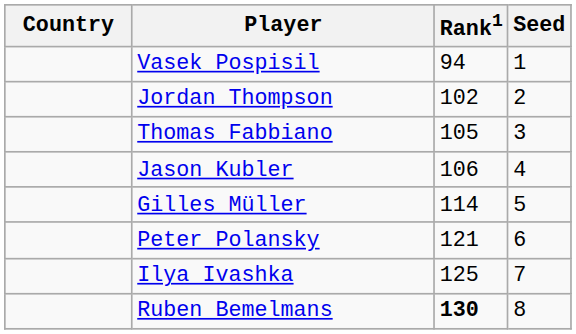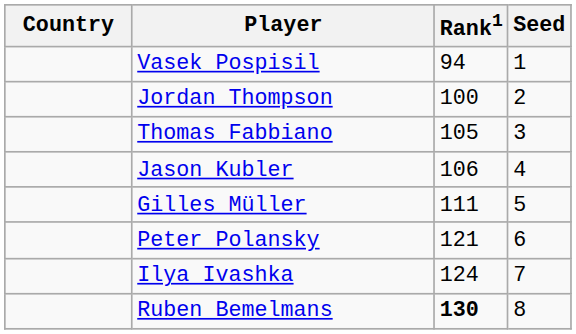(459, 99) 102 -> (459, 99) 100
(459, 205) 114 -> (459, 205) 111
(459, 276) 125 -> (459, 276) 124
